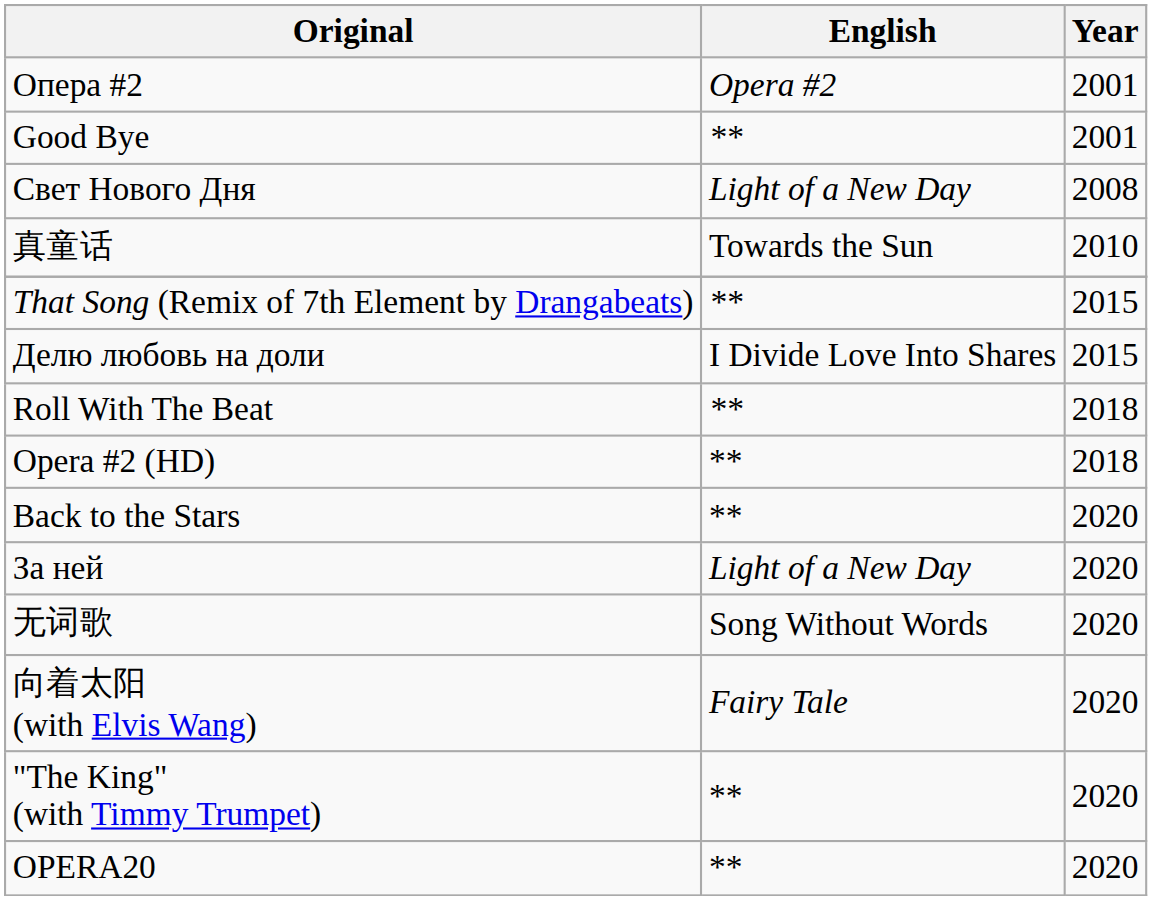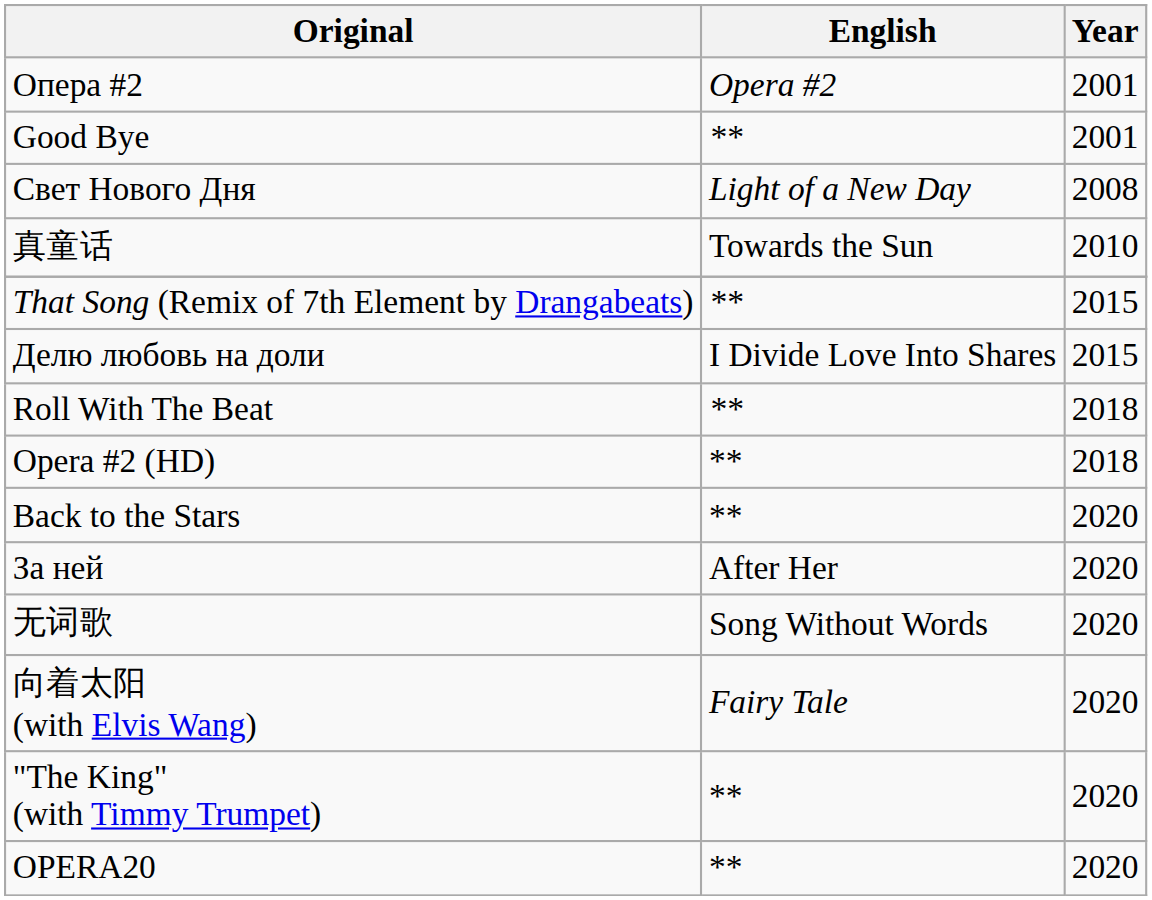(840, 567) Light of a New Day -> (773, 567) After Her
